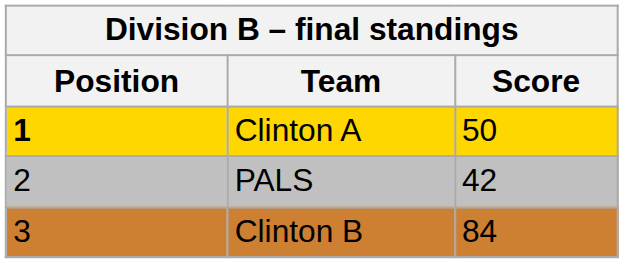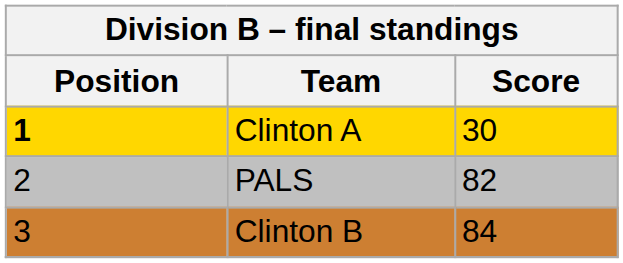(480, 130) 50 -> (480, 130) 30
(480, 181) 42 -> (480, 181) 82
